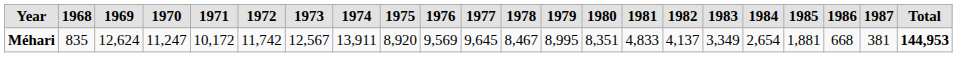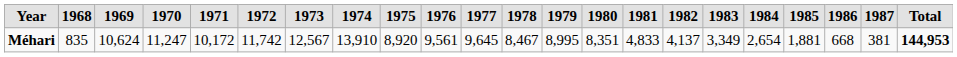(119, 39) 12,624 -> (119, 39) 10,624
(356, 39) 13,911 -> (357, 39) 13,910
(441, 39) 9,569 -> (441, 39) 9,561
